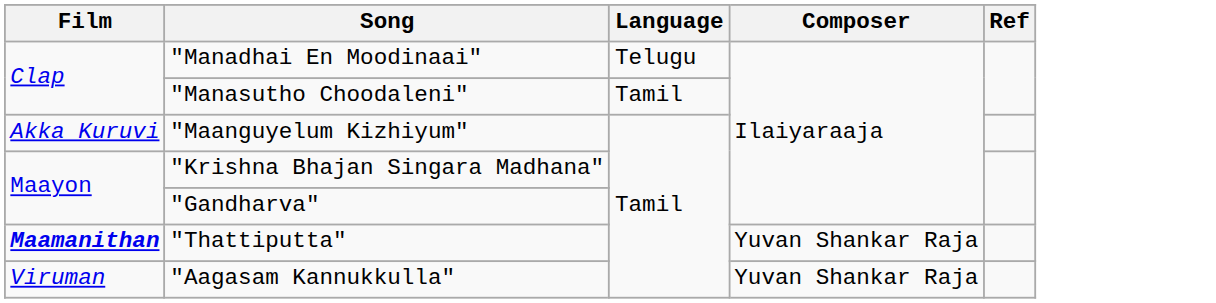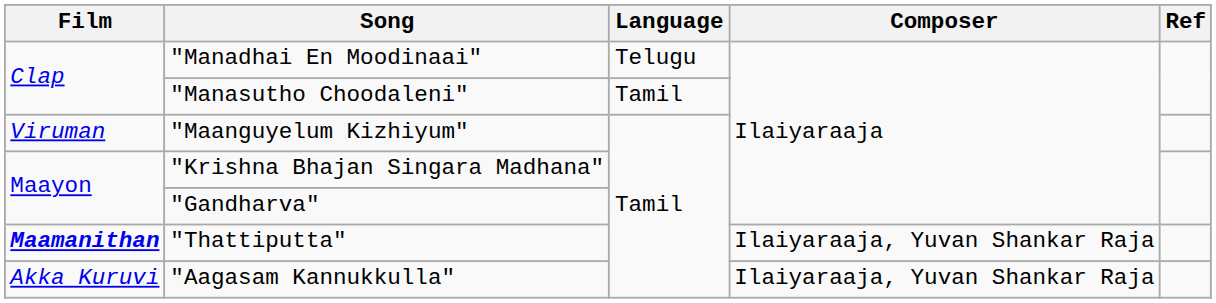(85, 133) Akka Kuruvi -> (58, 133) Viruman
(856, 242) Yuvan Shankar Raja -> (944, 242) Ilaiyaraaja, Yuvan Shankar Raja
(58, 279) Viruman -> (85, 279) Akka Kuruvi
(856, 279) Yuvan Shankar Raja -> (944, 279) Ilaiyaraaja, Yuvan Shankar Raja
